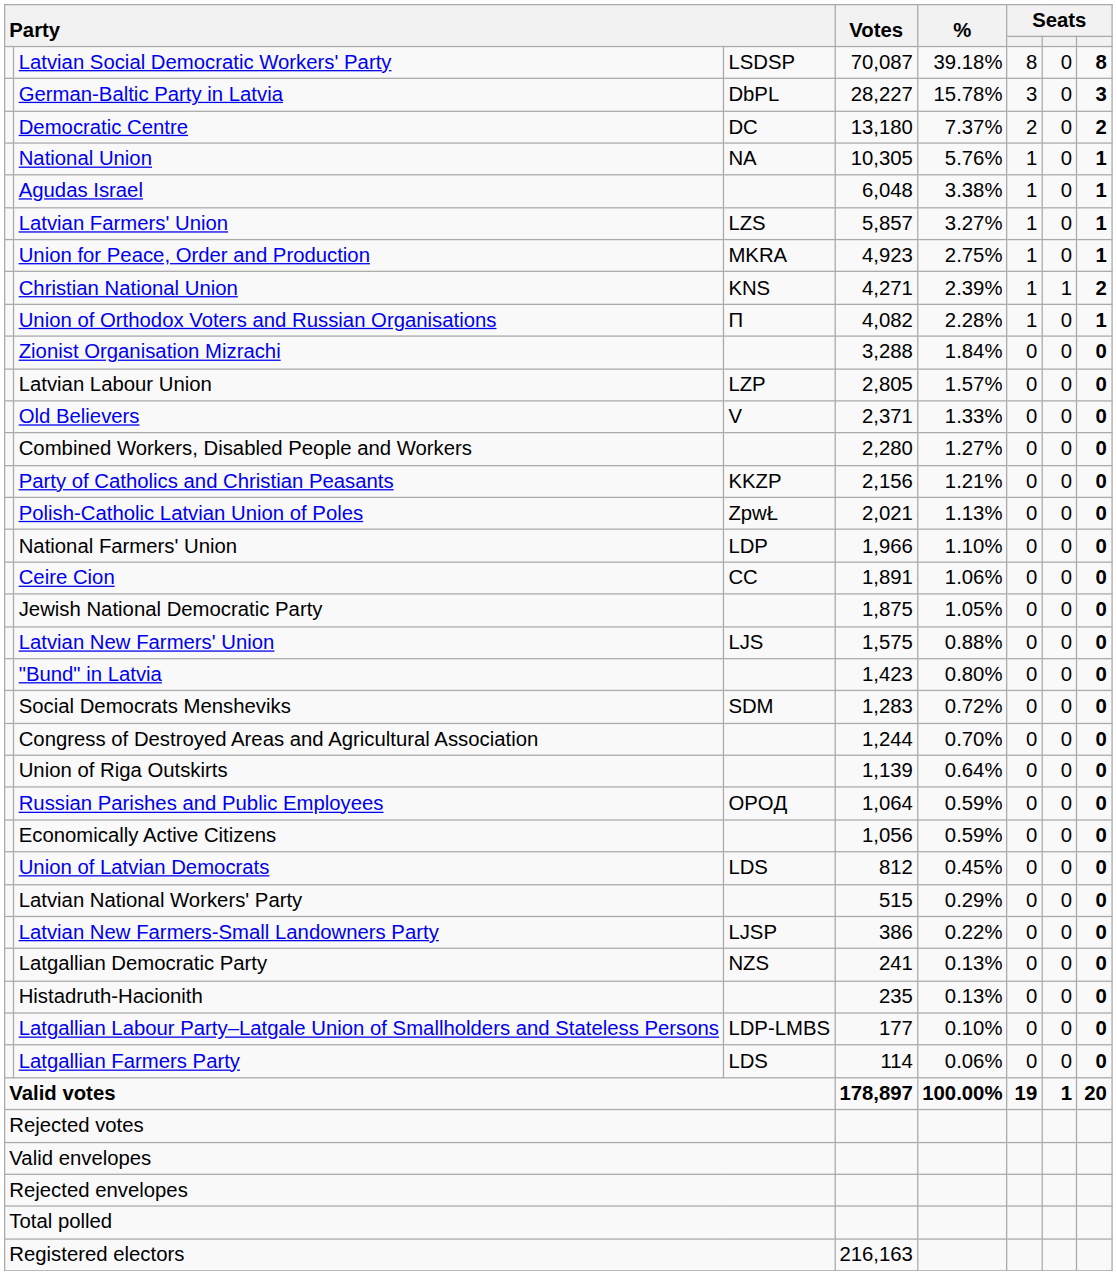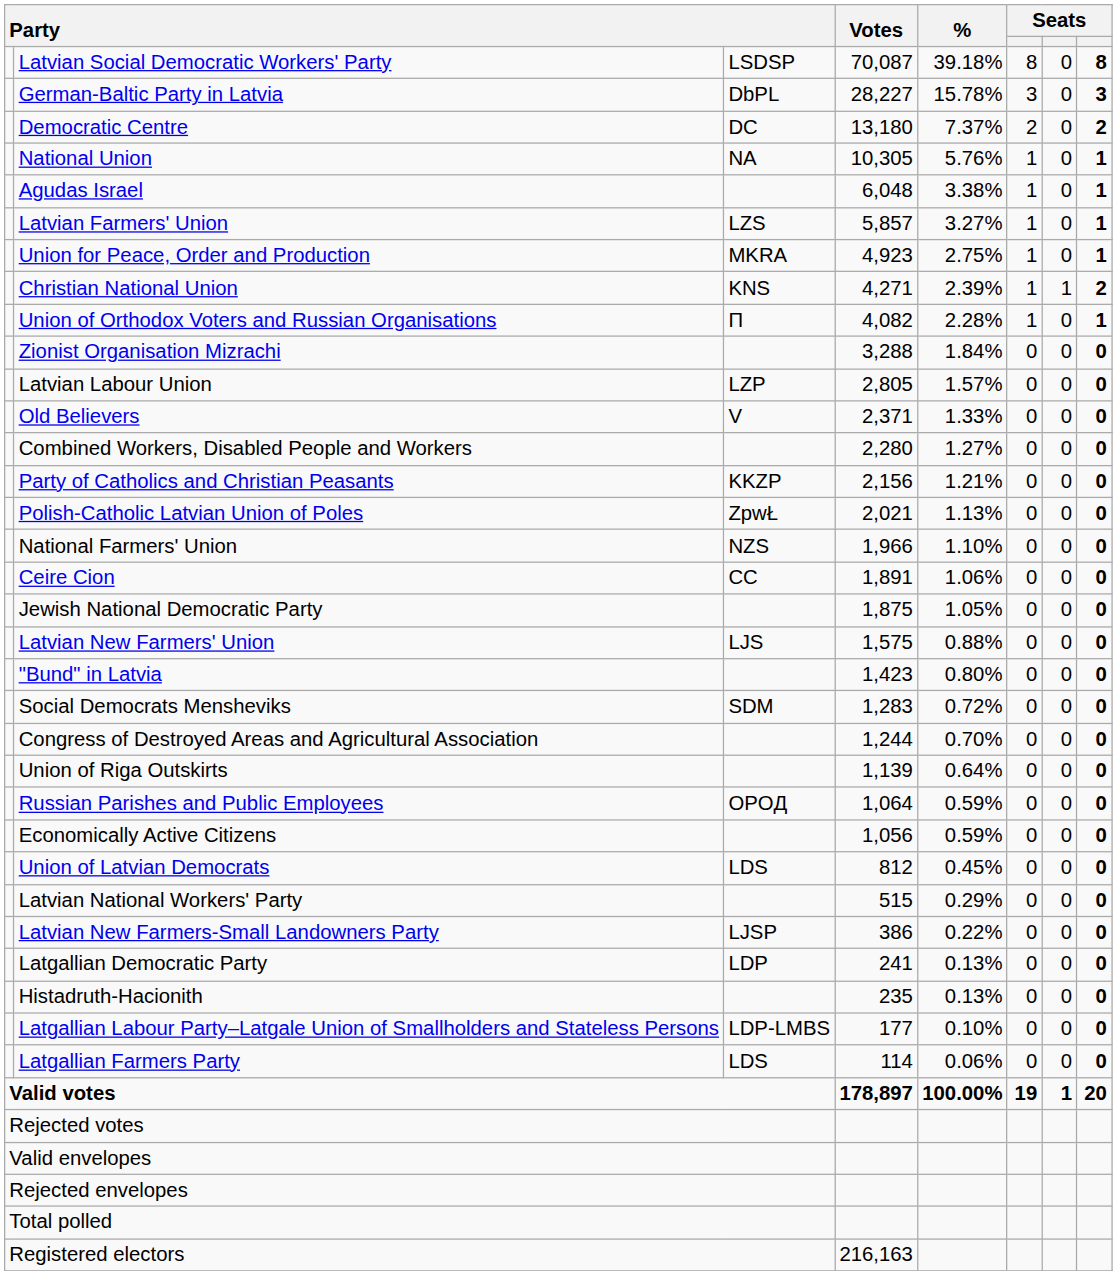(748, 545) LDP -> (749, 545) NZS
(749, 964) NZS -> (748, 964) LDP
